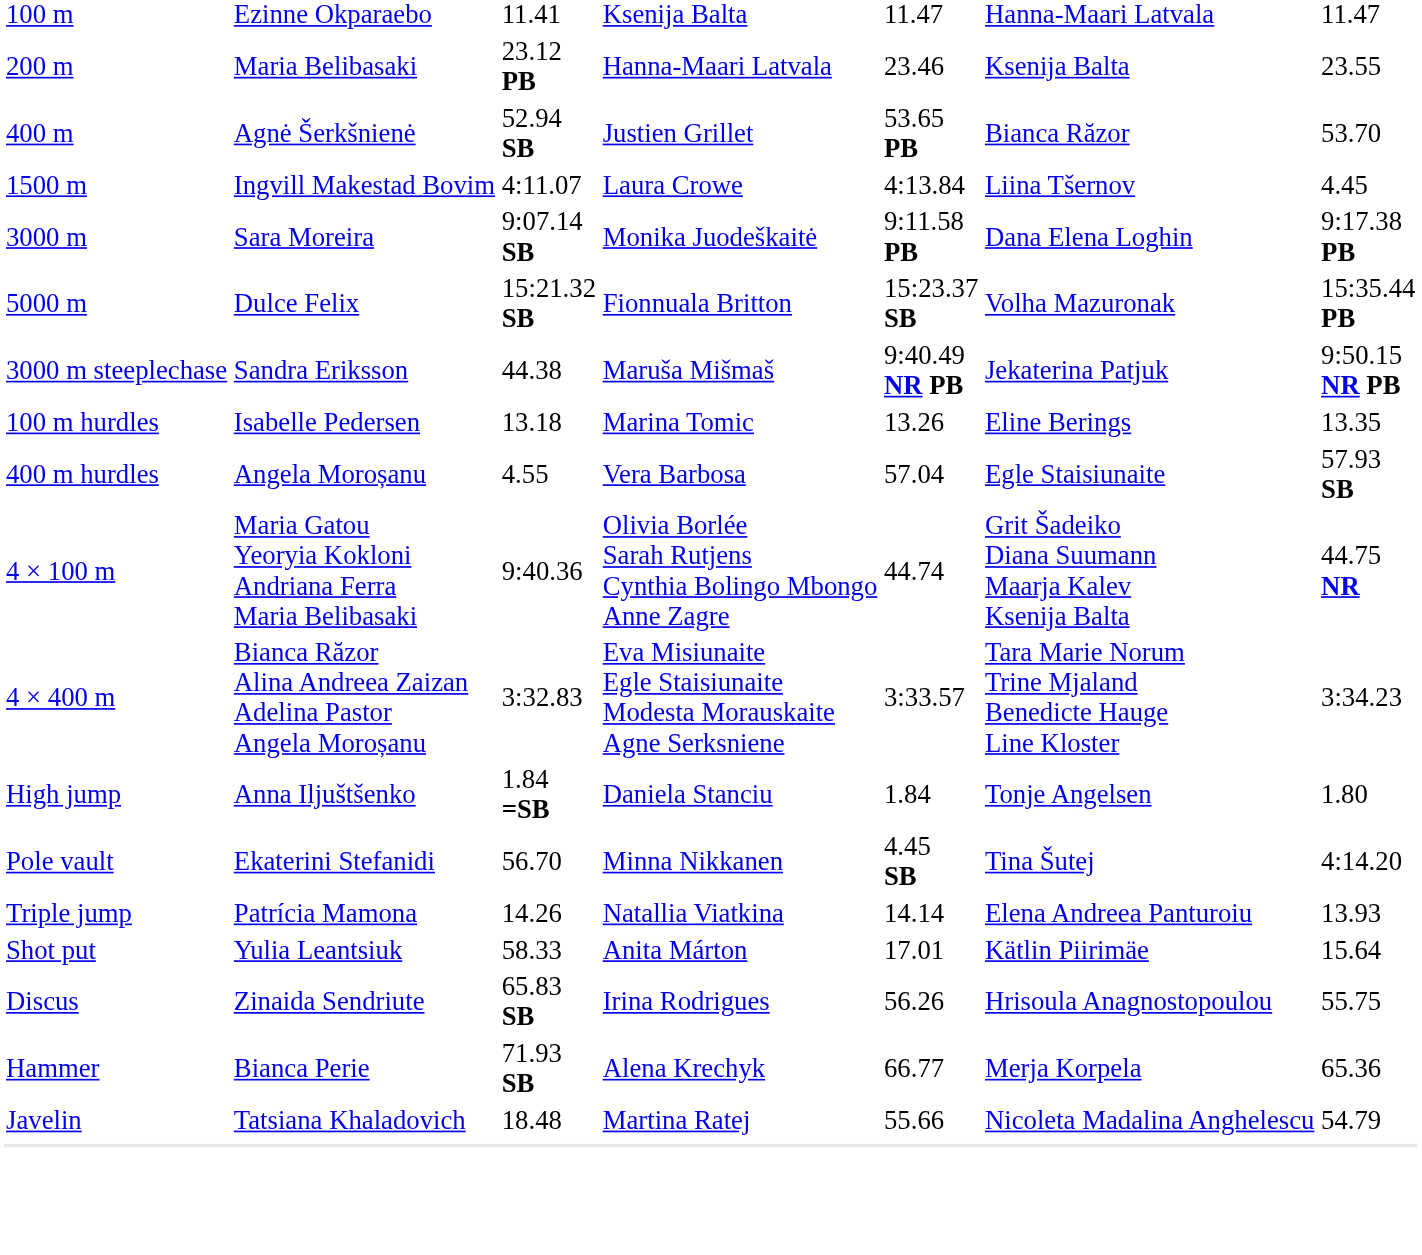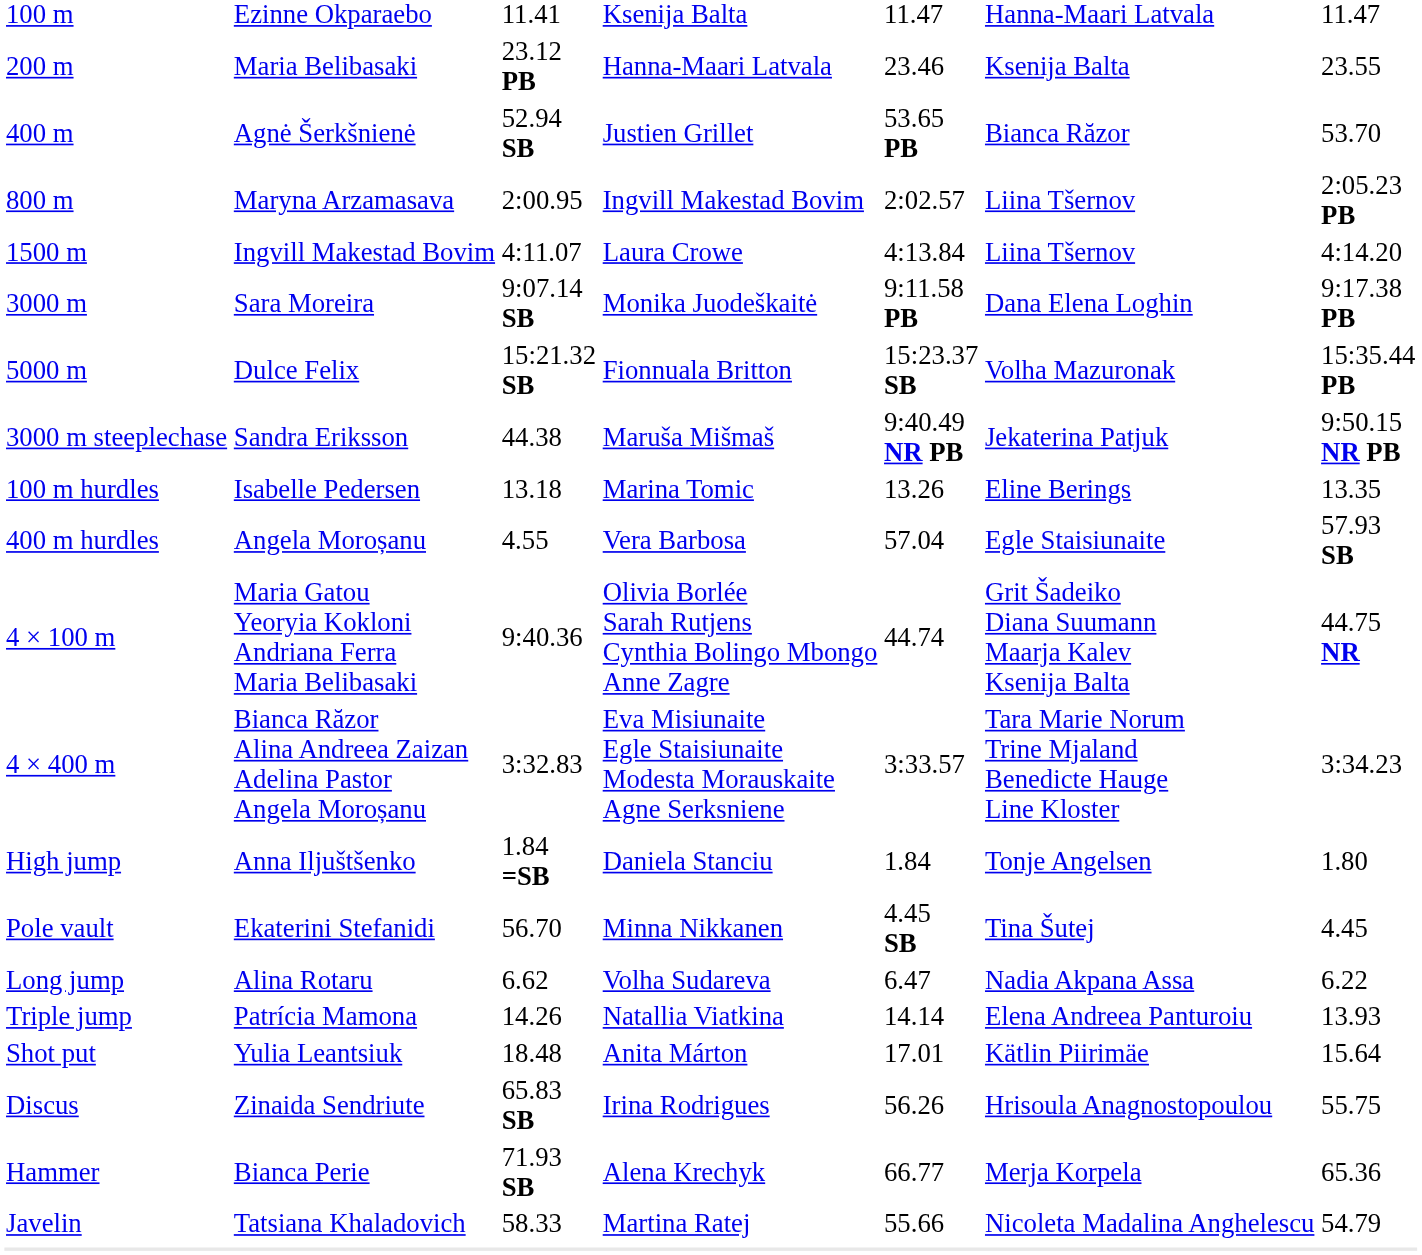+ row: (40, 200)
(1344, 185) 4.45 -> (1362, 251) 4:14.20
(1362, 861) 4:14.20 -> (1344, 928) 4.45
+ row: (65, 979)
(532, 949) 58.33 -> (532, 1053) 18.48
(532, 1120) 18.48 -> (532, 1223) 58.33
